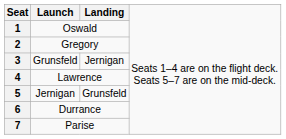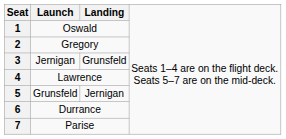(55, 61) Grunsfeld -> (55, 61) Jernigan
(104, 61) Jernigan -> (104, 61) Grunsfeld
(55, 93) Jernigan -> (55, 93) Grunsfeld
(104, 93) Grunsfeld -> (104, 93) Jernigan
